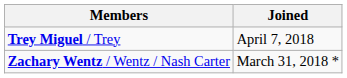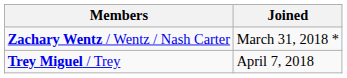rows swapped: (119, 61) <-> (64, 38)
